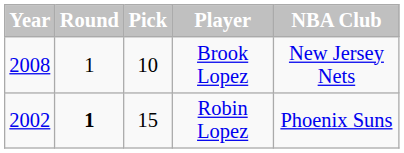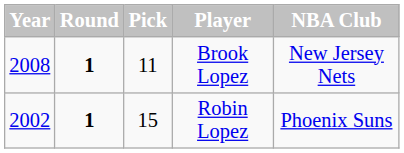(89, 64) normal -> (89, 64) bold
(148, 64) 10 -> (148, 64) 11
